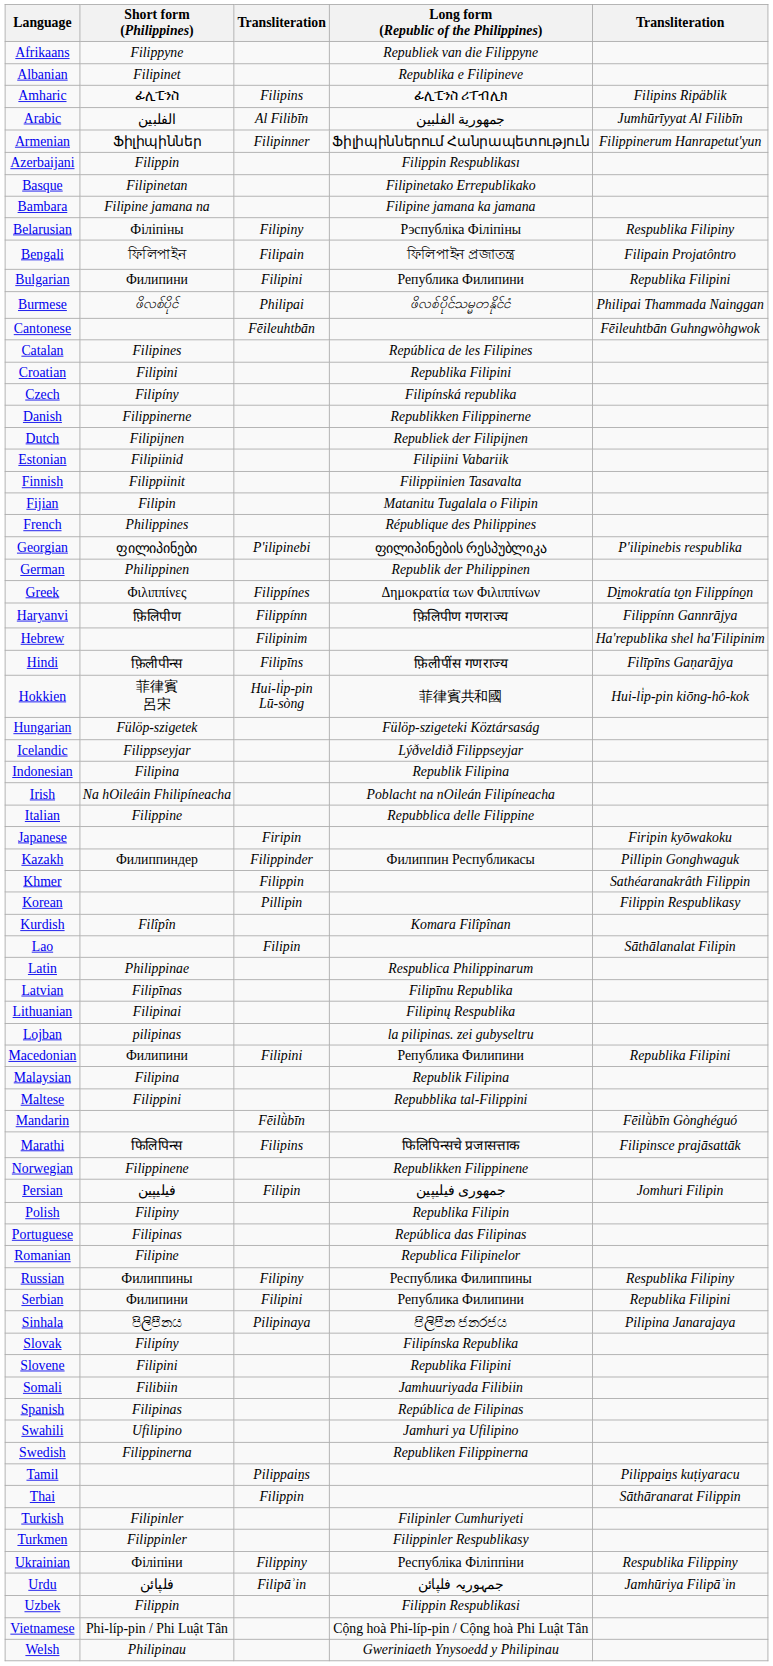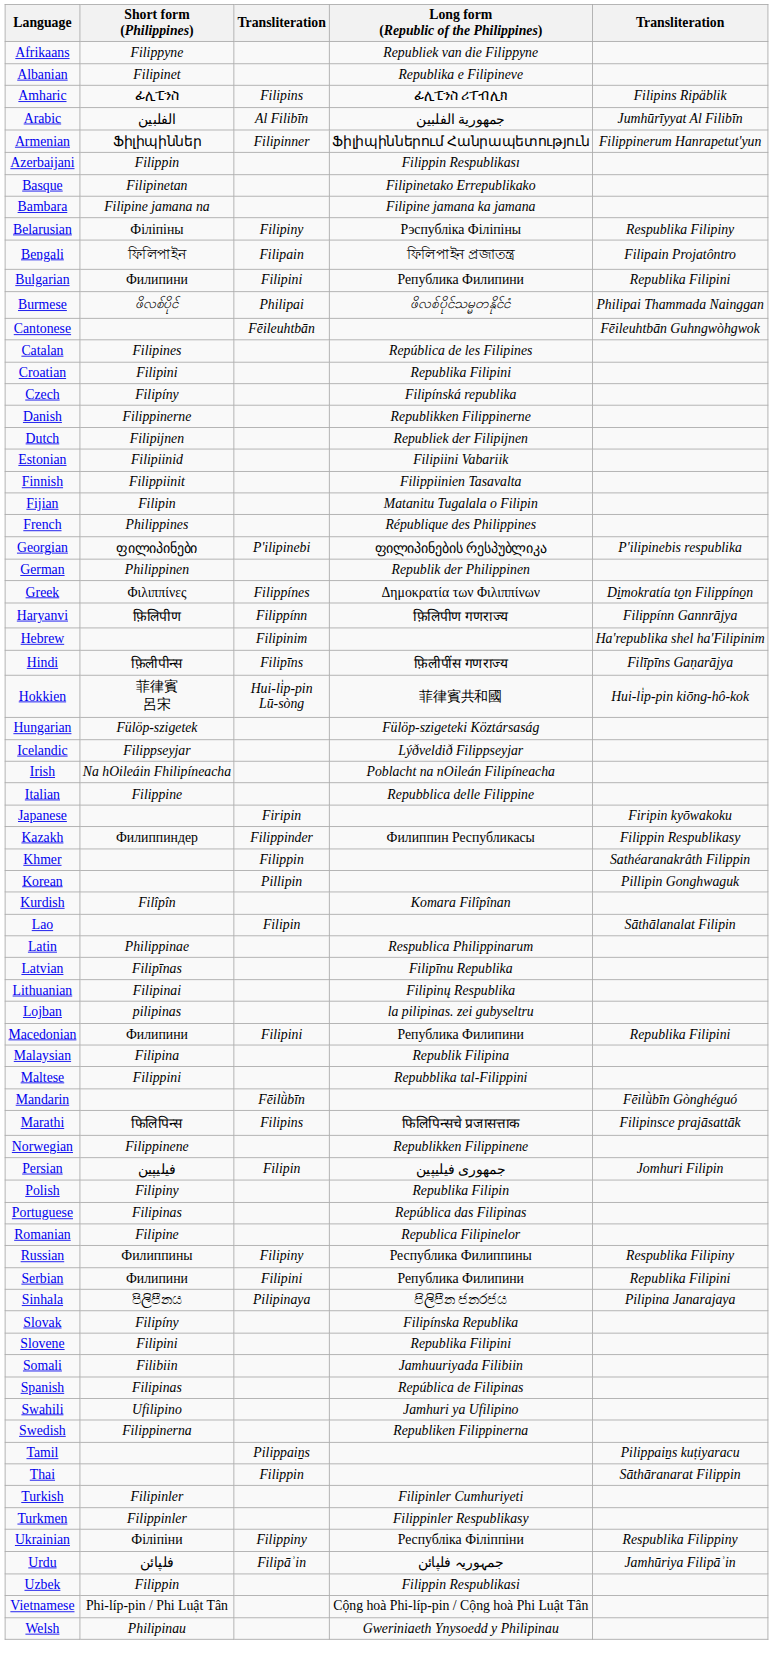- row: (42, 772)
(680, 859) Pillipin Gonghwaguk -> (680, 837) Filippin Respublikasy
(680, 903) Filippin Respublikasy -> (680, 881) Pillipin Gonghwaguk
